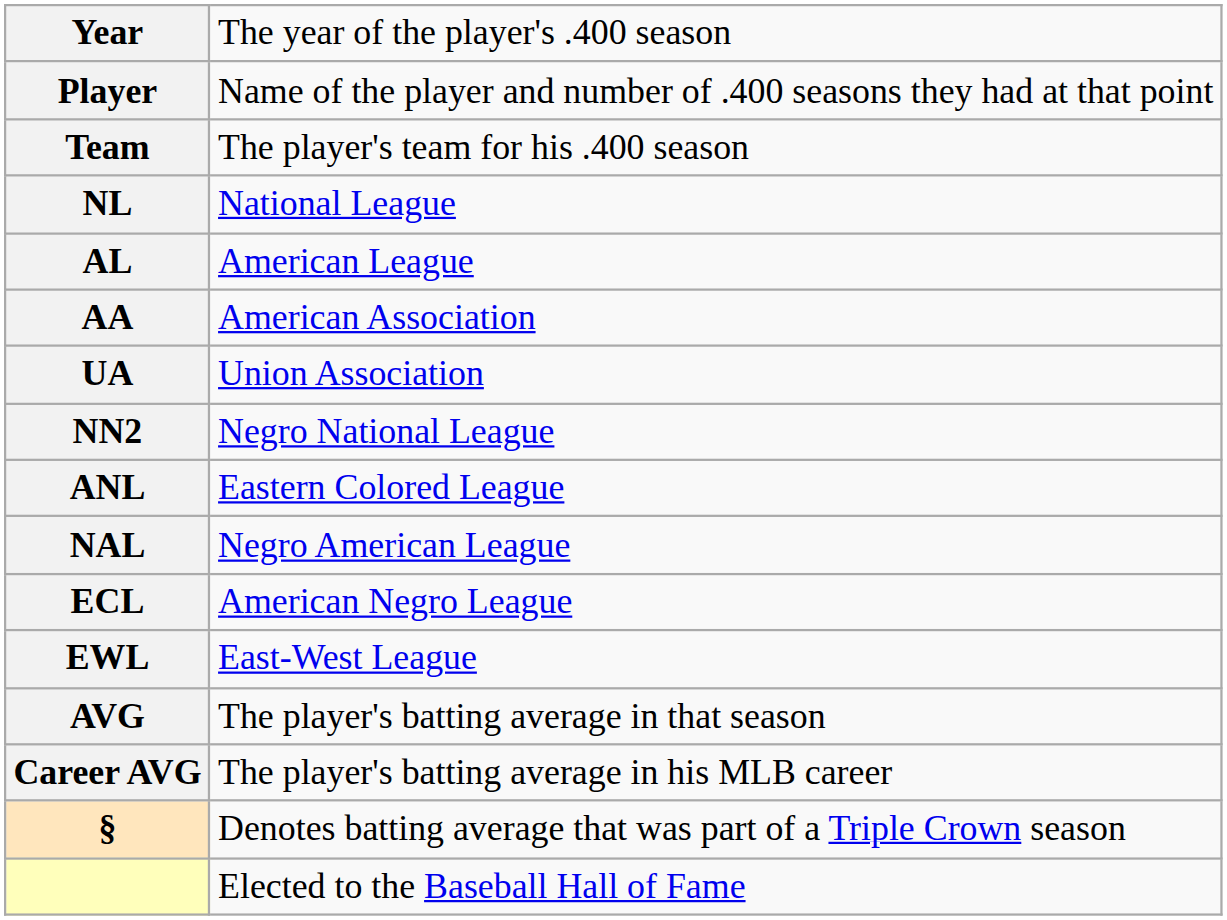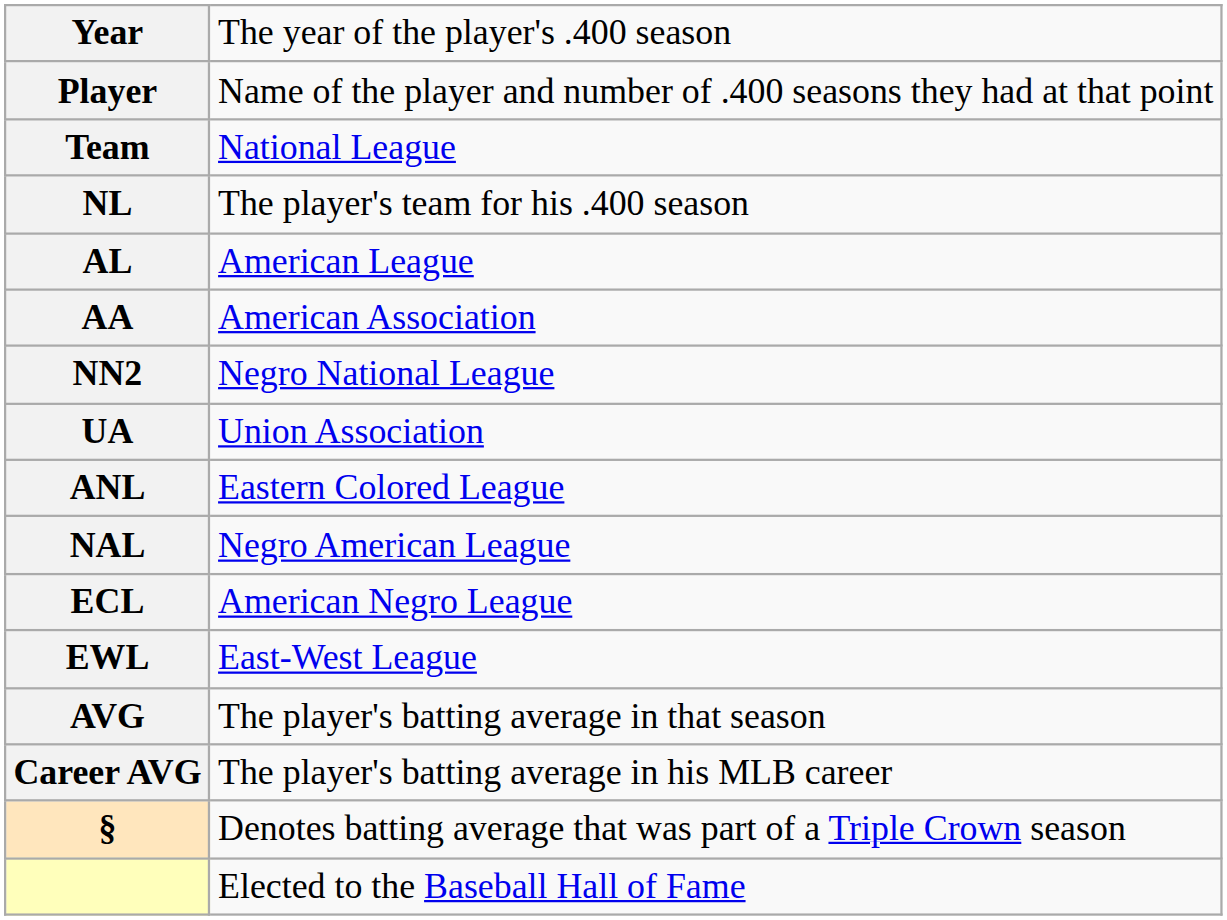(484, 146) The player's team for his .400 season -> (337, 146) National League
(337, 203) National League -> (484, 203) The player's team for his .400 season
rows swapped: (107, 373) <-> (107, 430)
